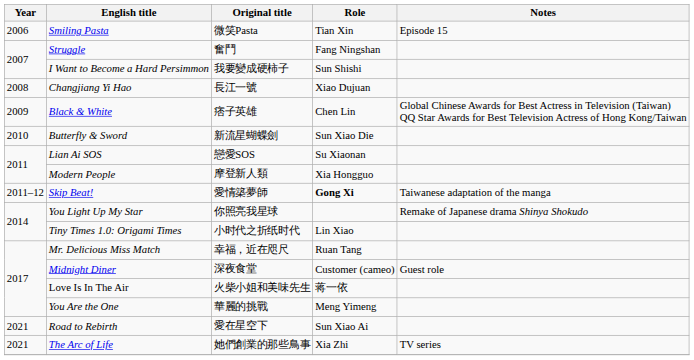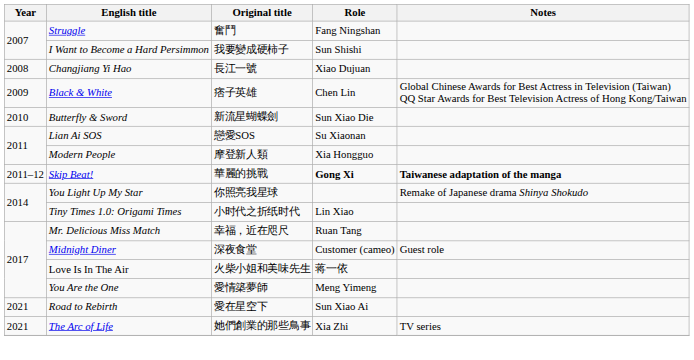- row: (79, 31)
(241, 192) 愛情築夢師 -> (241, 173) 華麗的挑戰
(475, 193) normal -> (480, 174) bold
(241, 306) 華麗的挑戰 -> (241, 287) 愛情築夢師
